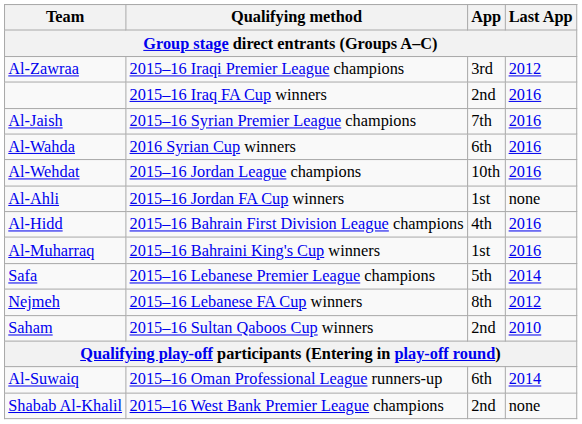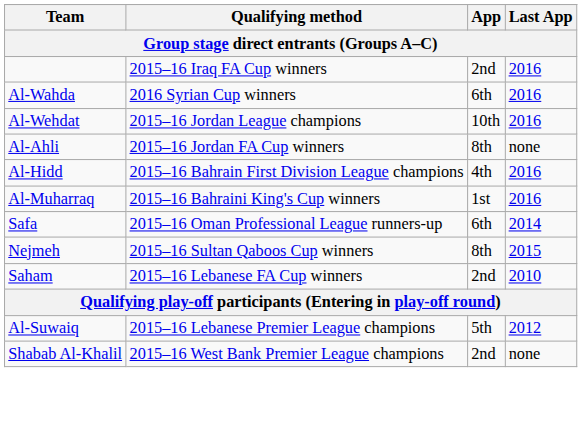- row: (44, 69)
- row: (35, 120)
(481, 198) 1st -> (482, 146) 8th
(282, 276) 2015–16 Lebanese Premier League champions -> (286, 224) 2015–16 Oman Professional League runners-up
(482, 276) 5th -> (482, 224) 6th
(246, 302) 2015–16 Lebanese FA Cup winners -> (252, 250) 2015–16 Sultan Qaboos Cup winners
(525, 302) 2012 -> (525, 250) 2015
(252, 328) 2015–16 Sultan Qaboos Cup winners -> (246, 276) 2015–16 Lebanese FA Cup winners
(286, 379) 2015–16 Oman Professional League runners-up -> (282, 328) 2015–16 Lebanese Premier League champions
(482, 379) 6th -> (482, 328) 5th
(525, 379) 2014 -> (525, 328) 2012
